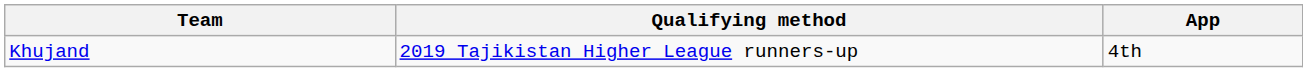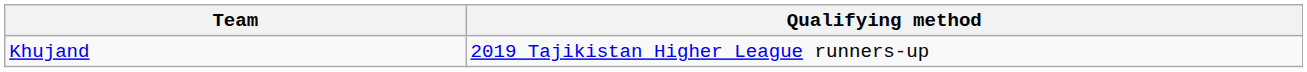- column: (1203, 20)
